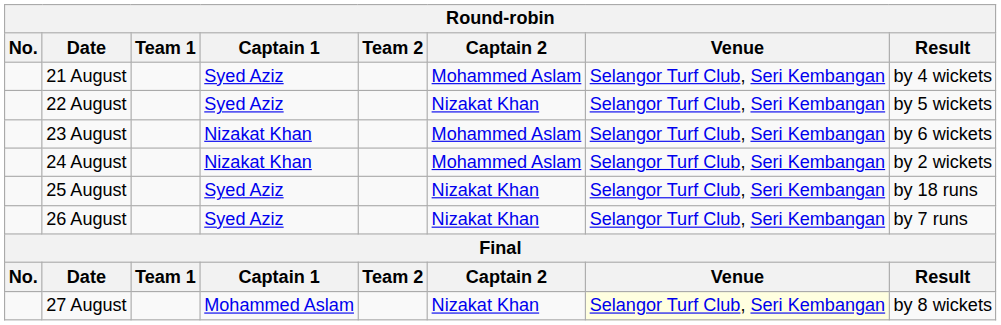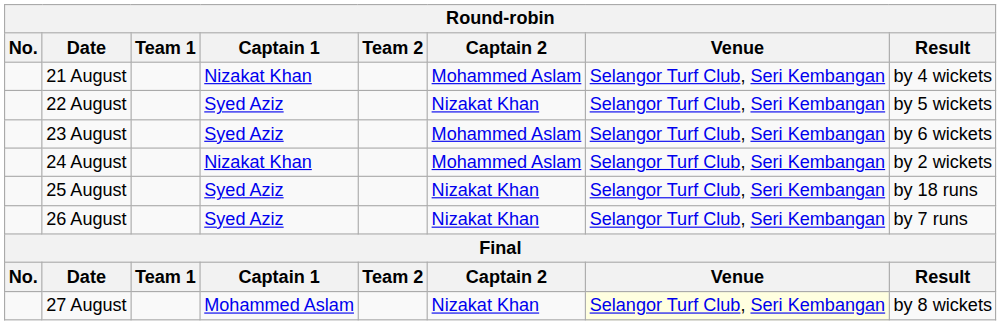(244, 76) Syed Aziz -> (258, 76) Nizakat Khan
(258, 133) Nizakat Khan -> (244, 133) Syed Aziz
